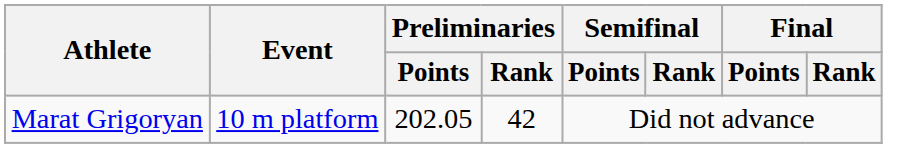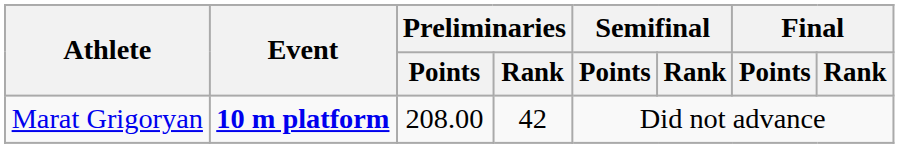(297, 119) normal -> (303, 119) bold
(433, 119) 202.05 -> (444, 119) 208.00
